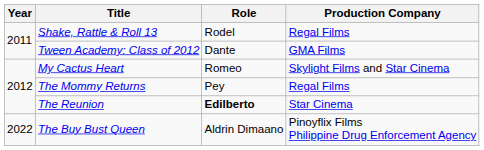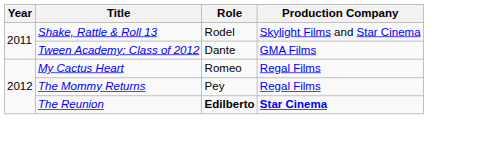(319, 31) Regal Films -> (340, 31) Skylight Films and Star Cinema
(369, 68) Skylight Films and Star Cinema -> (290, 68) Regal Films
(321, 104) normal -> (293, 104) bold
- row: (91, 129)
